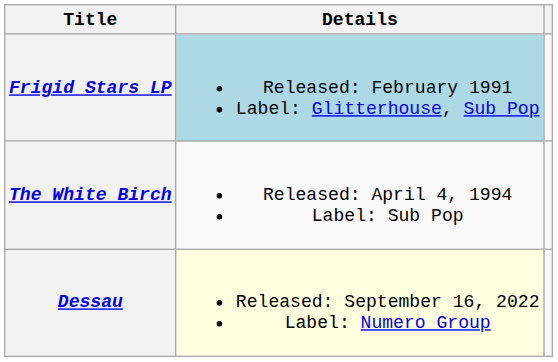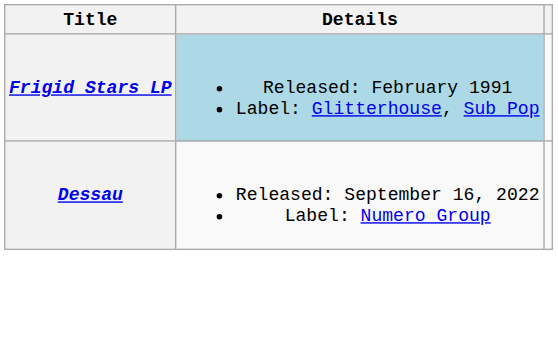- row: (90, 195)
(360, 313) lightyellow background -> (360, 206) no background
